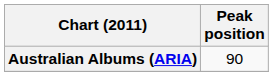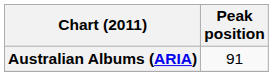(235, 58) 90 -> (235, 58) 91
